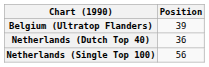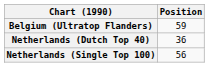(181, 26) 39 -> (181, 26) 59
